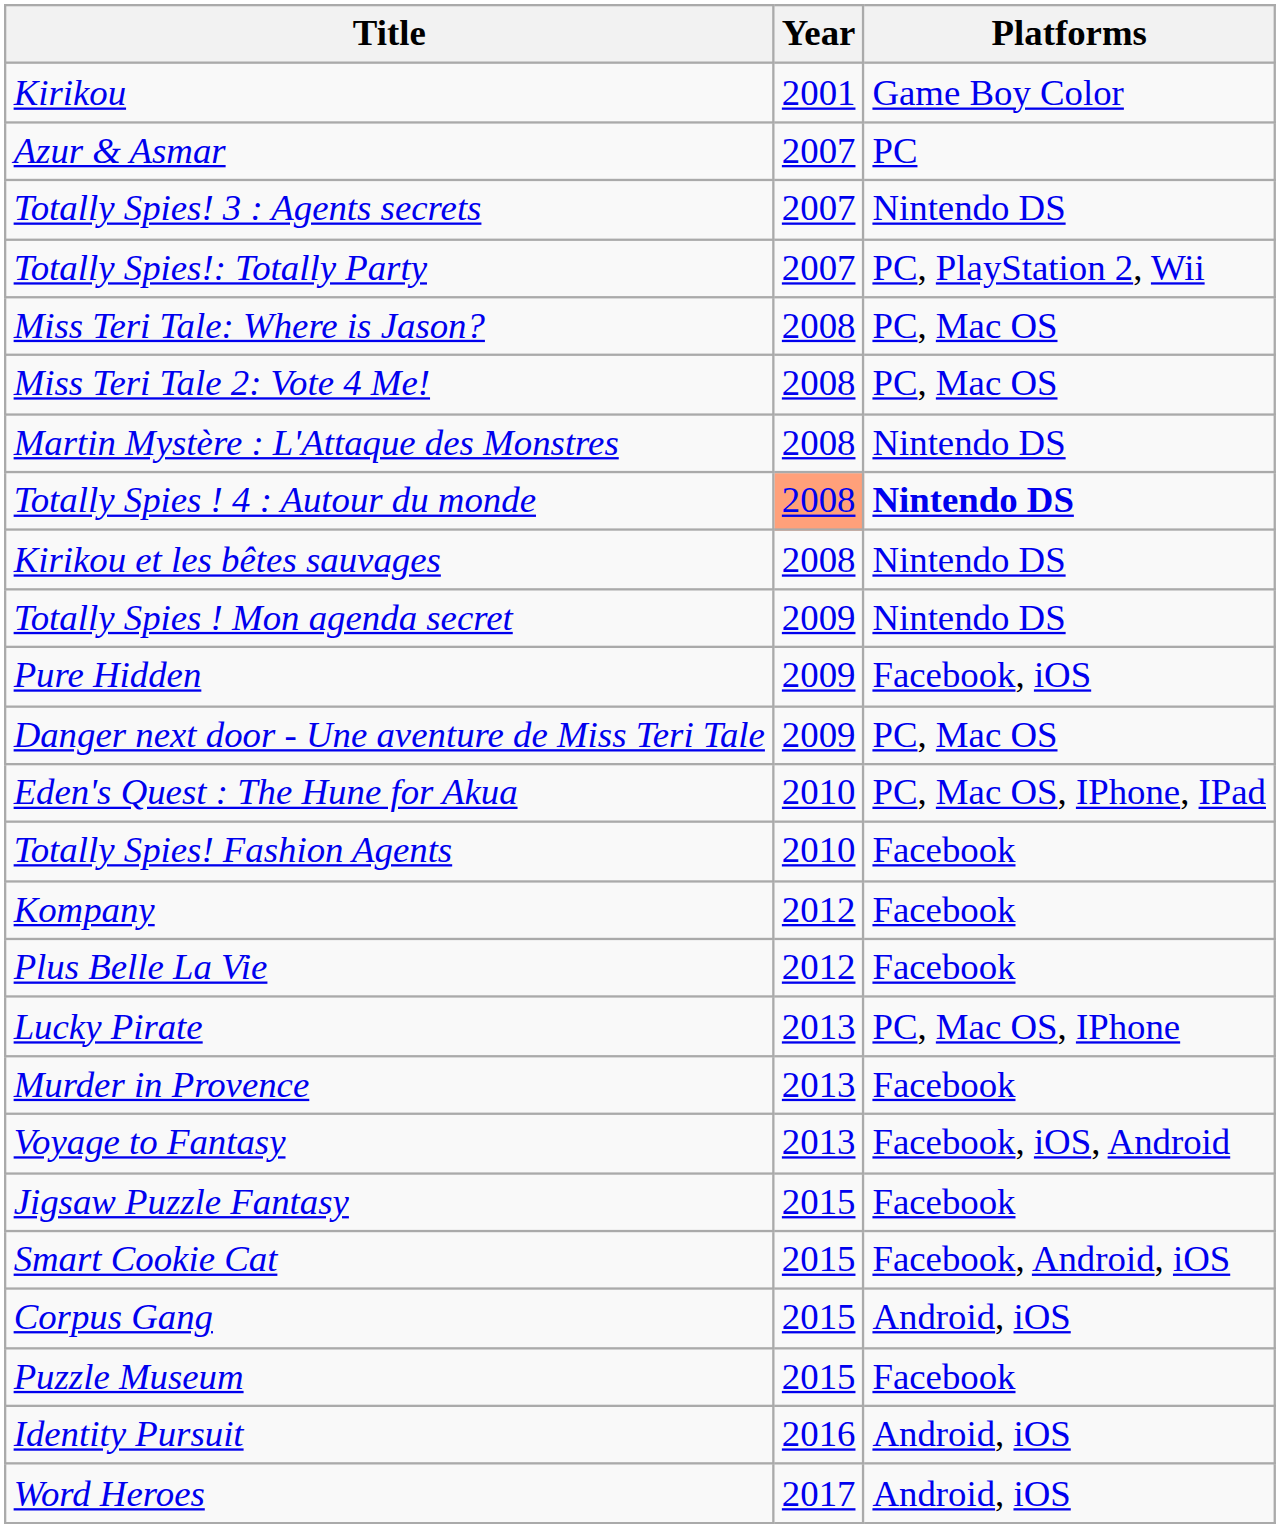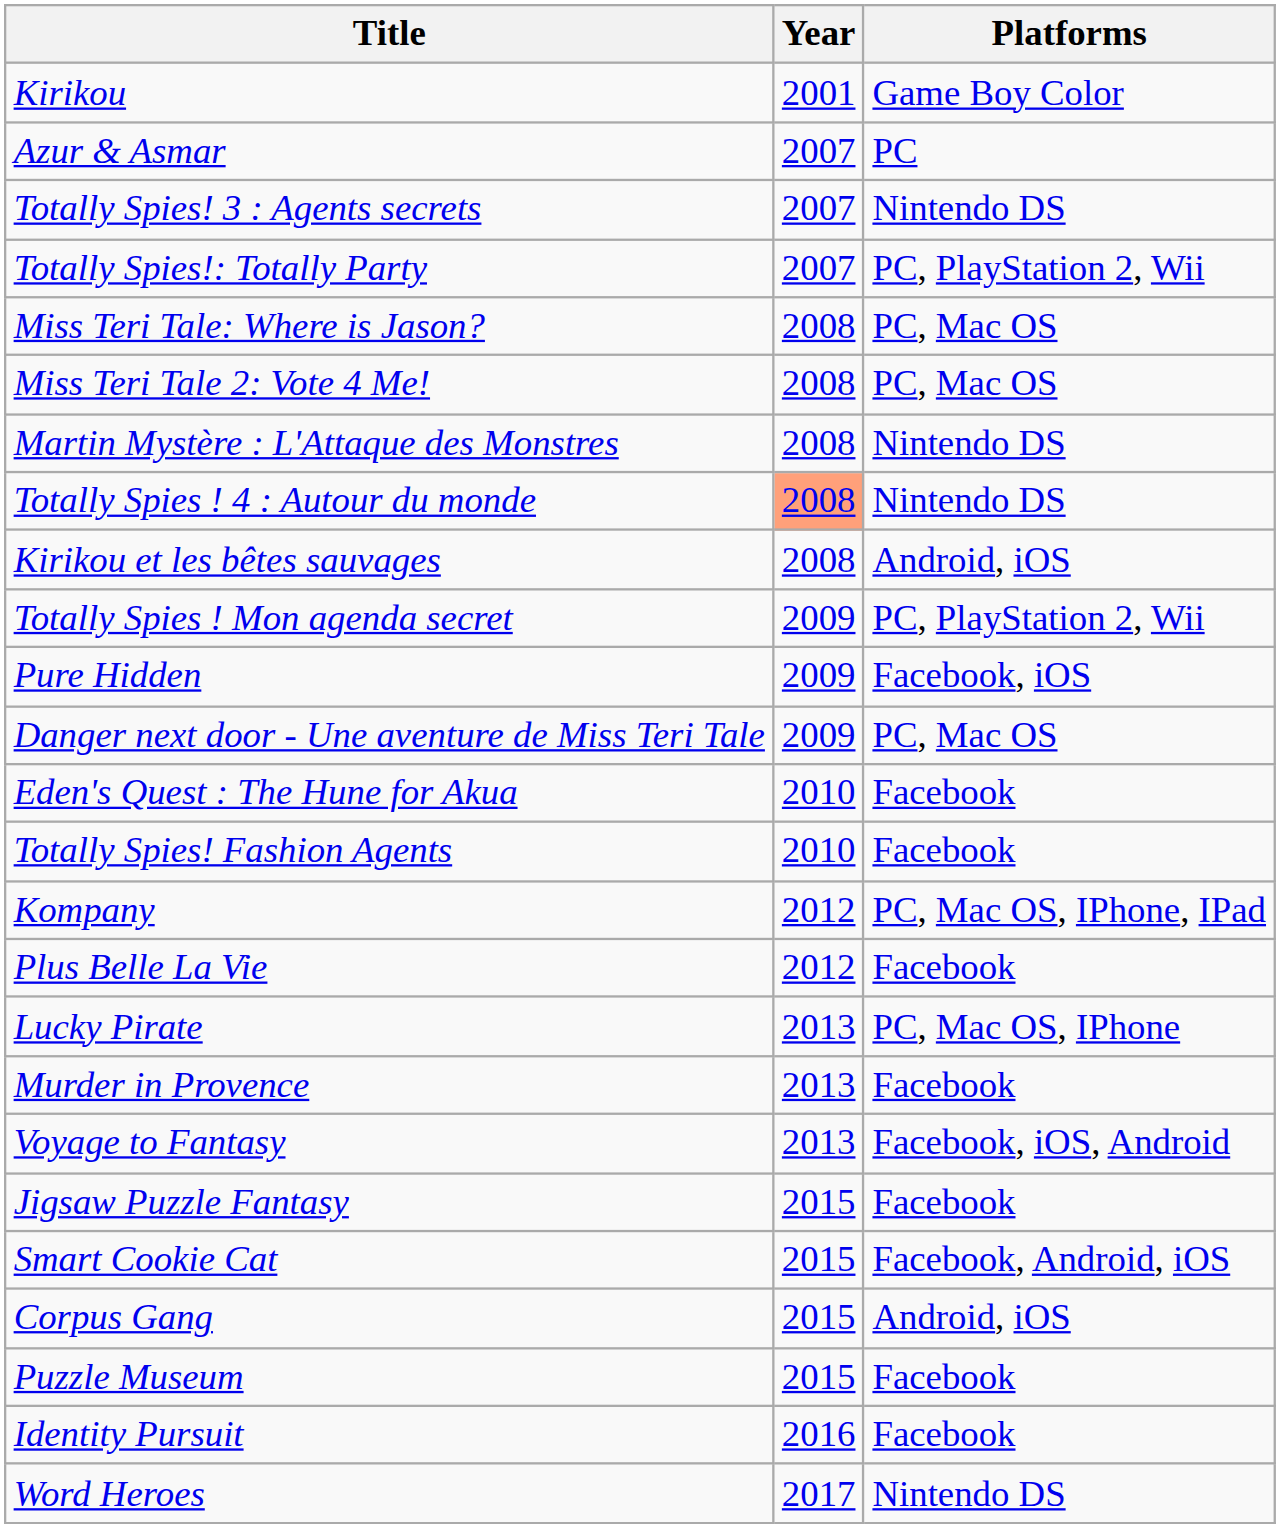(973, 500) bold -> (969, 500) normal
(969, 558) Nintendo DS -> (972, 558) Android, iOS
(969, 617) Nintendo DS -> (1039, 617) PC, PlayStation 2, Wii
(1069, 792) PC, Mac OS, IPhone, IPad -> (944, 792) Facebook
(944, 909) Facebook -> (1069, 909) PC, Mac OS, IPhone, IPad
(972, 1434) Android, iOS -> (944, 1434) Facebook
(972, 1492) Android, iOS -> (969, 1492) Nintendo DS
